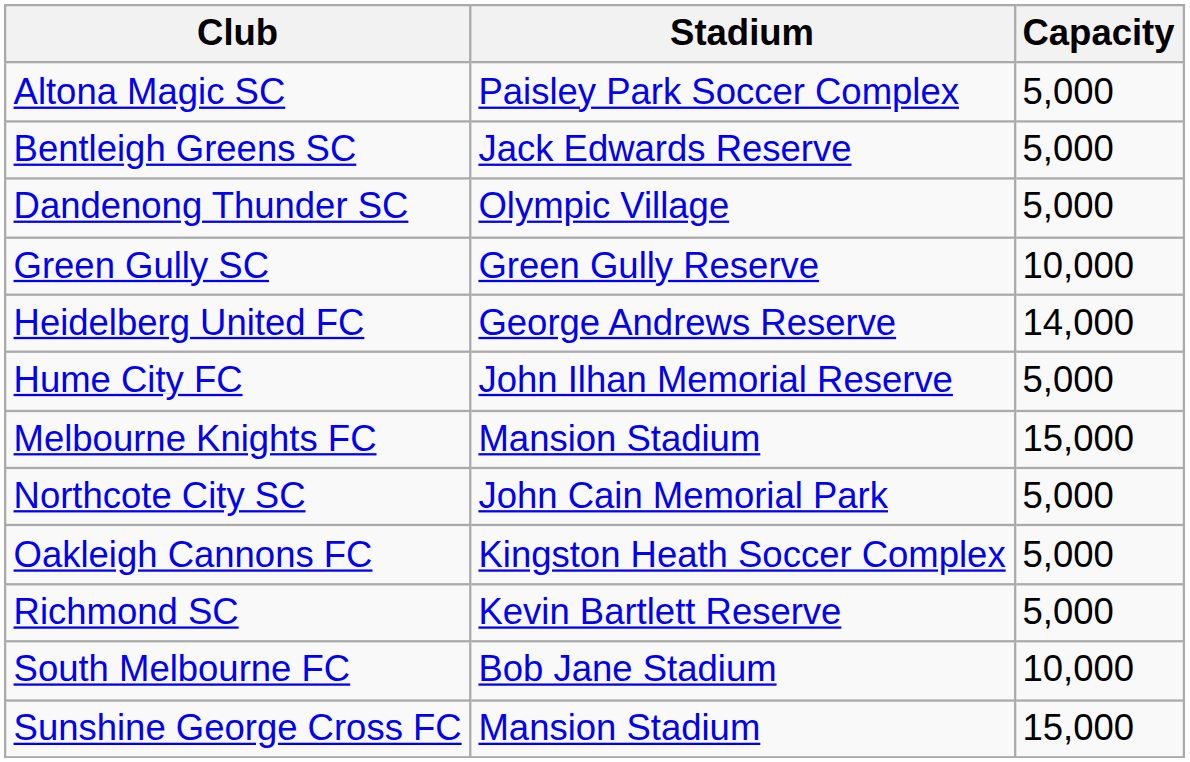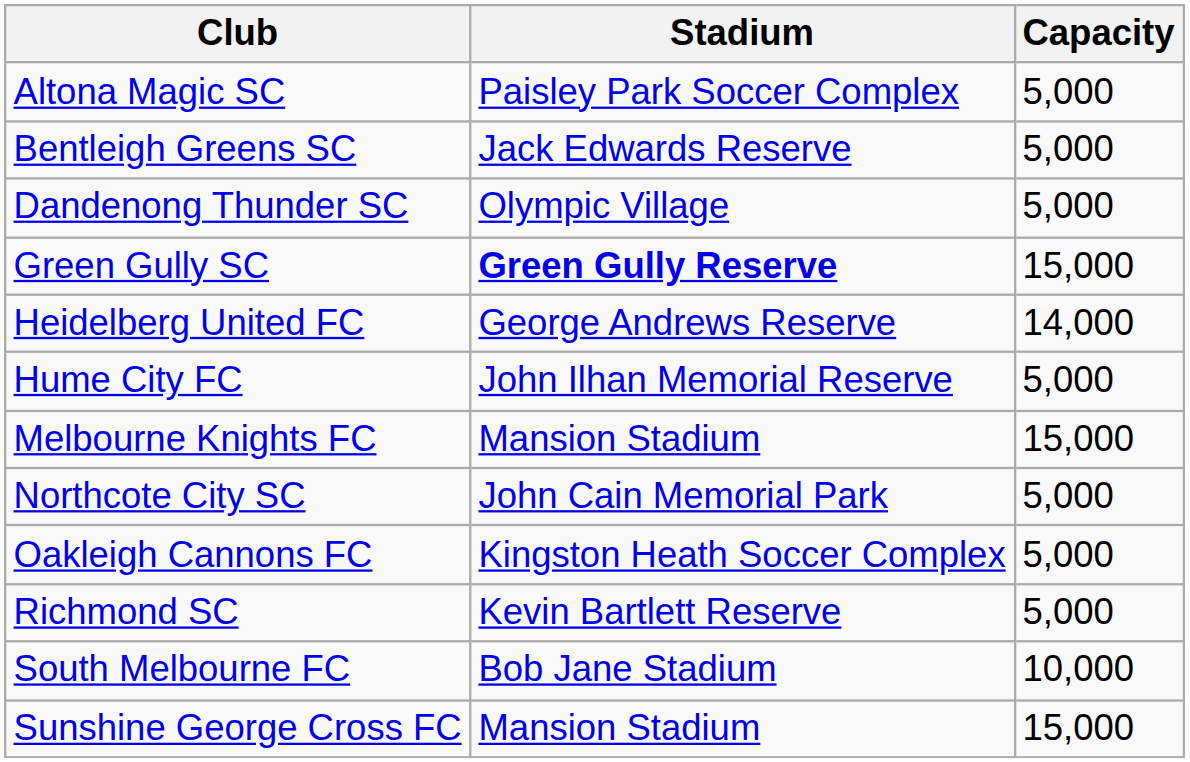(649, 264) normal -> (658, 264) bold
(1078, 264) 10,000 -> (1078, 264) 15,000
